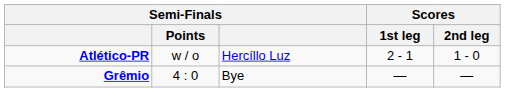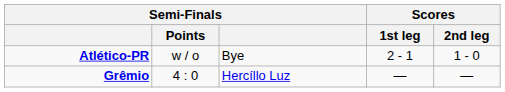(256, 55) Hercíllo Luz -> (233, 55) Bye
(233, 76) Bye -> (256, 76) Hercíllo Luz
